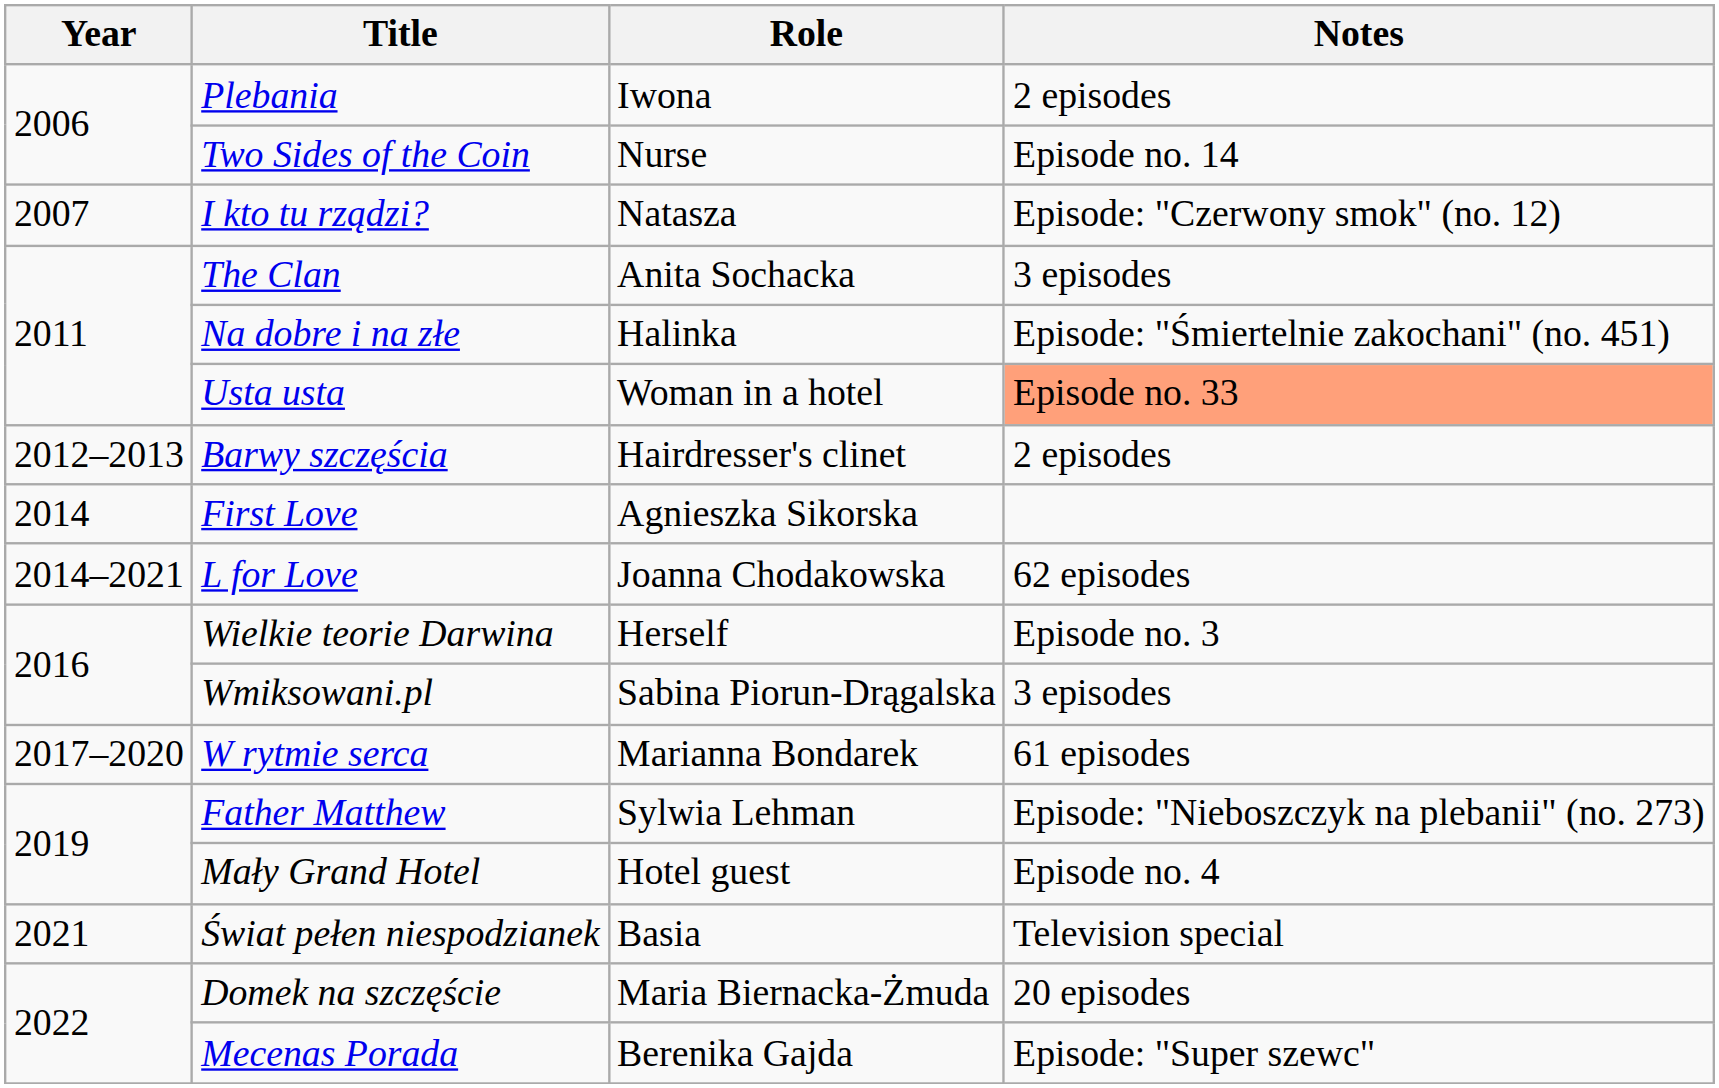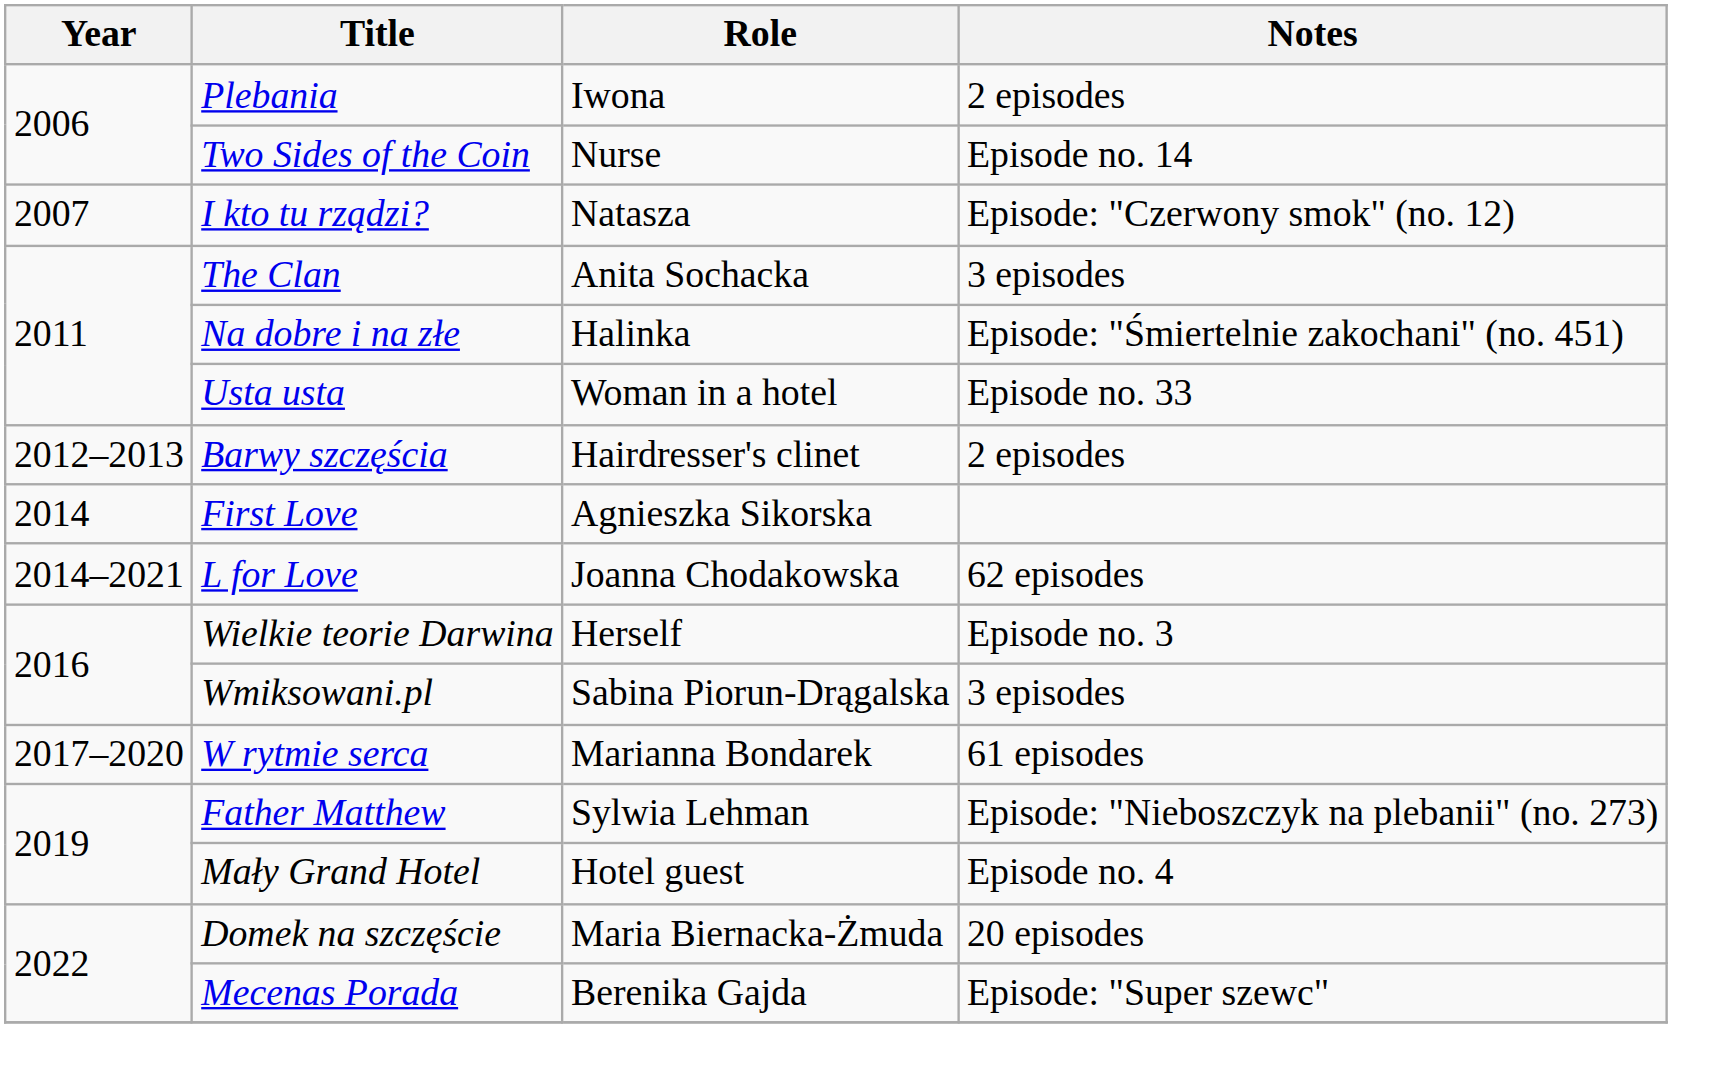(1126, 393) lightsalmon background -> (1080, 393) no background
- row: (400, 932)
